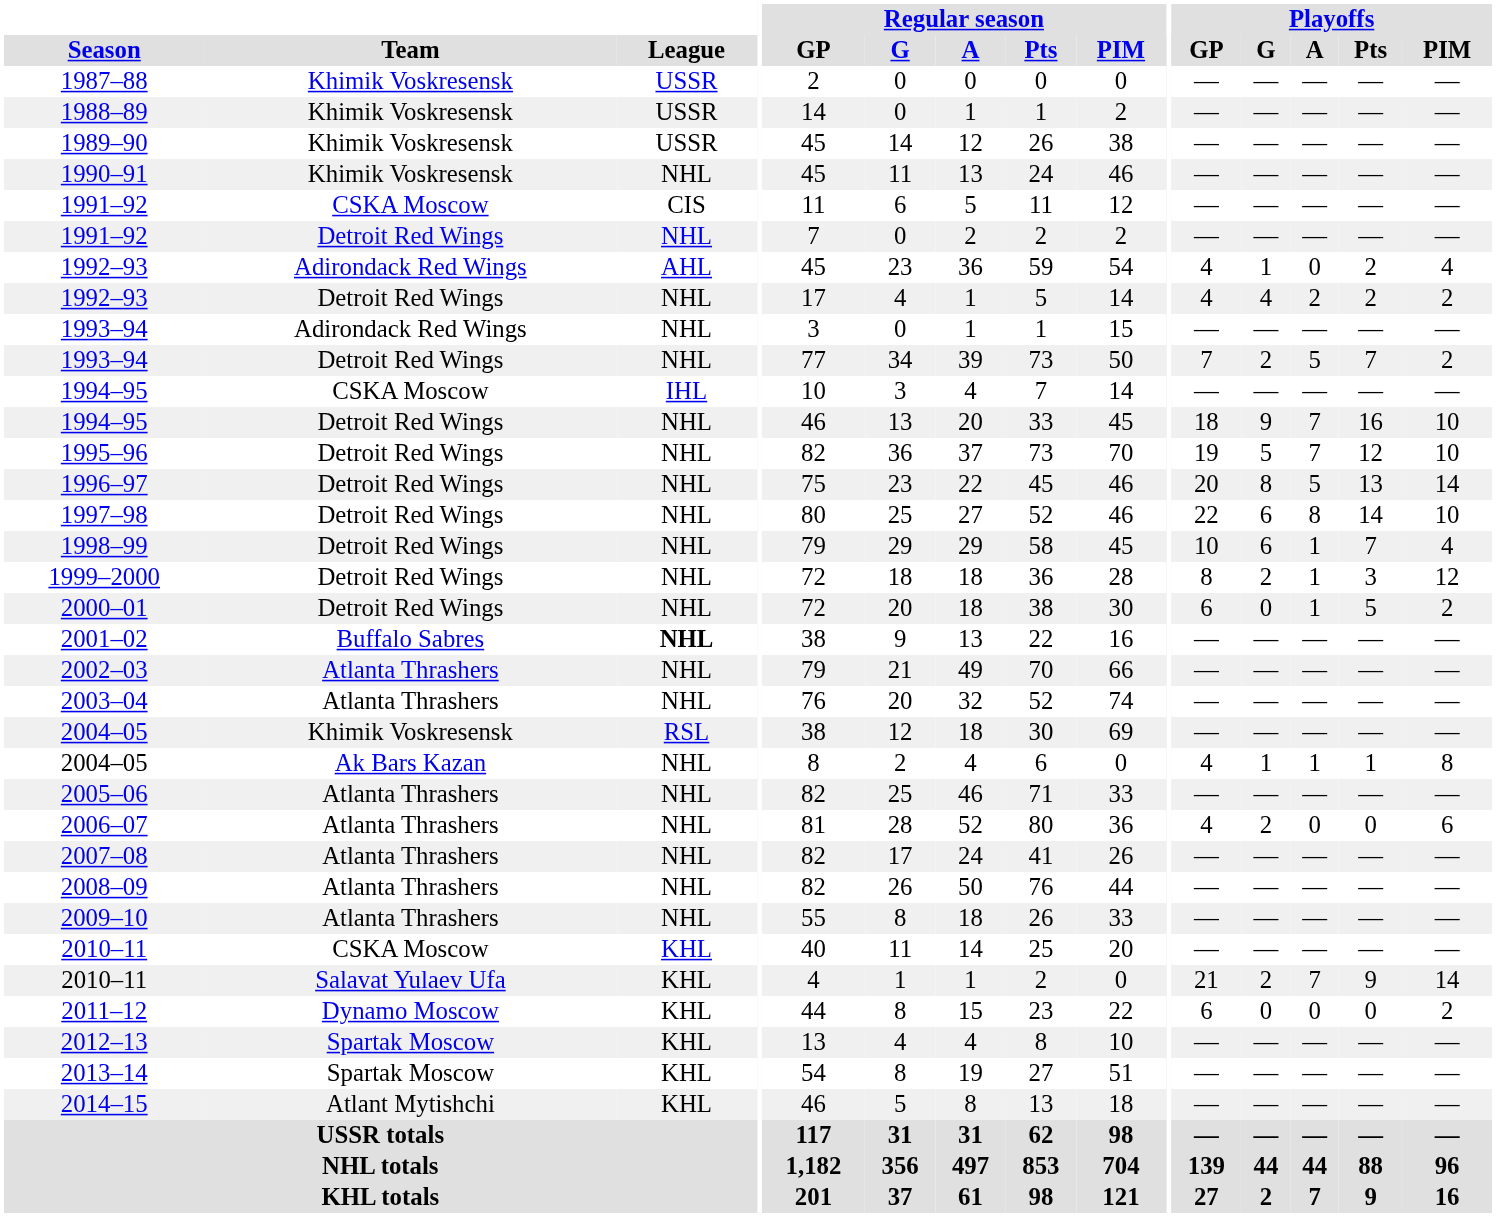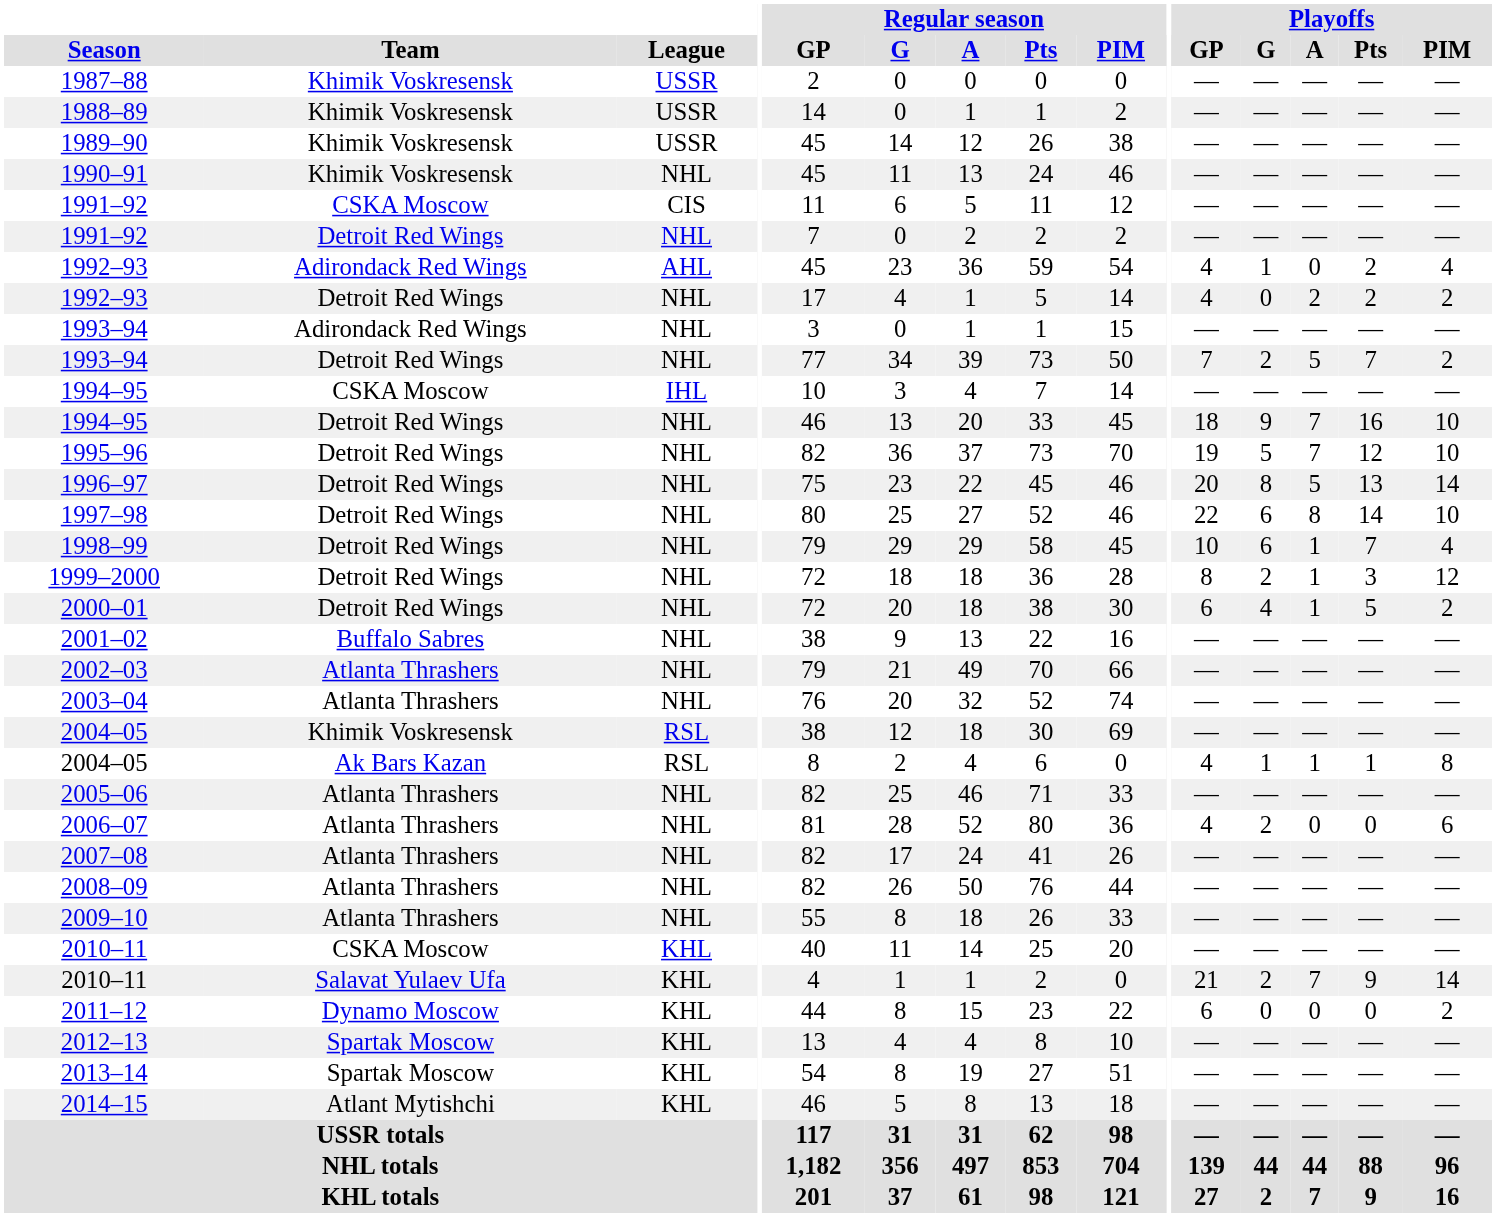(1266, 298) 4 -> (1266, 298) 0
(1266, 608) 0 -> (1266, 608) 4
(687, 639) bold -> (687, 639) normal
(687, 763) NHL -> (687, 763) RSL
